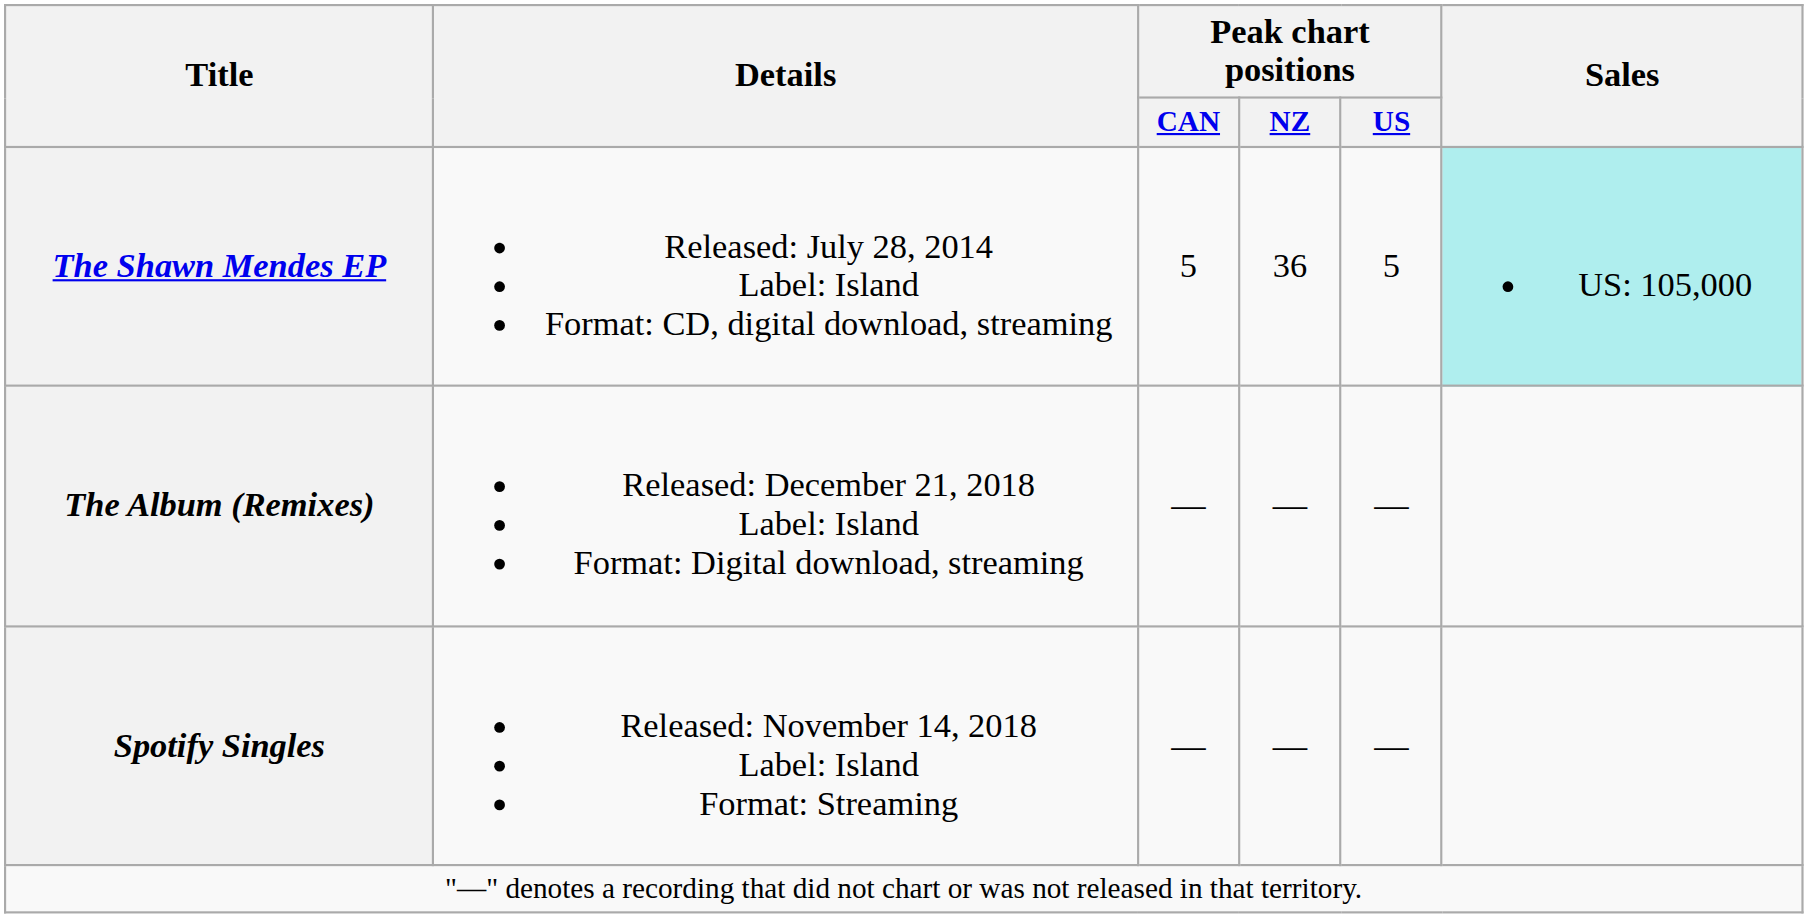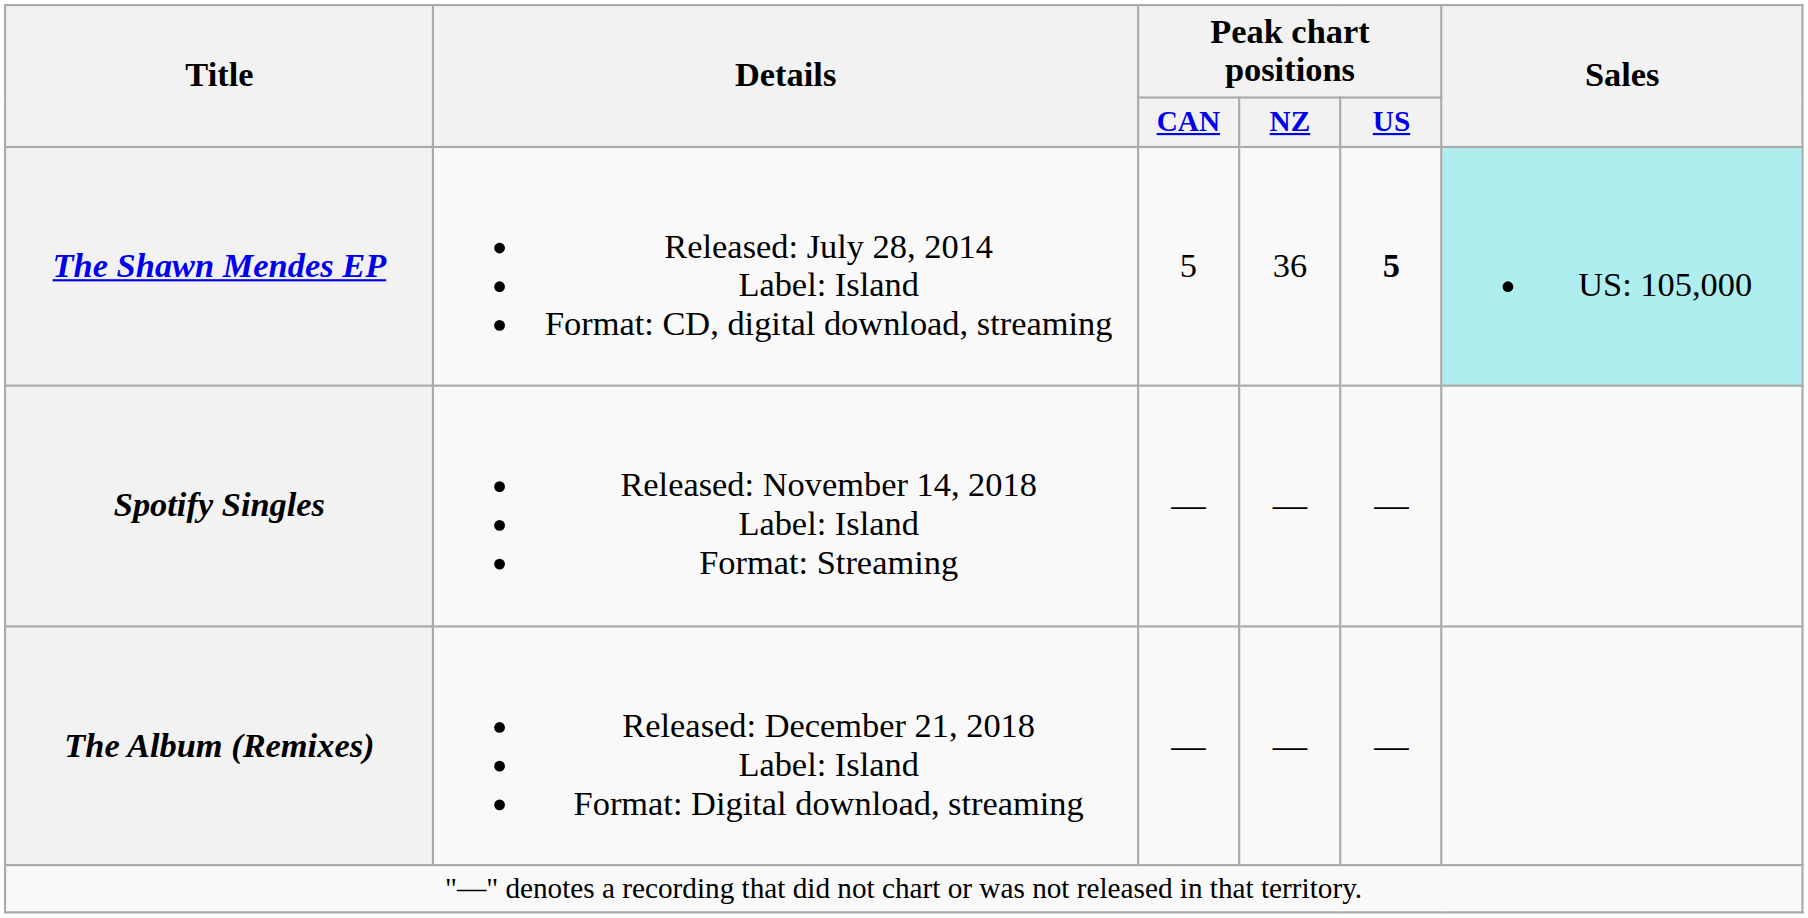(1391, 265) normal -> (1391, 265) bold
rows swapped: (219, 744) <-> (219, 505)
